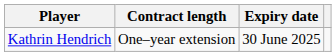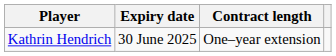columns swapped: (177, 16) <-> (281, 16)
